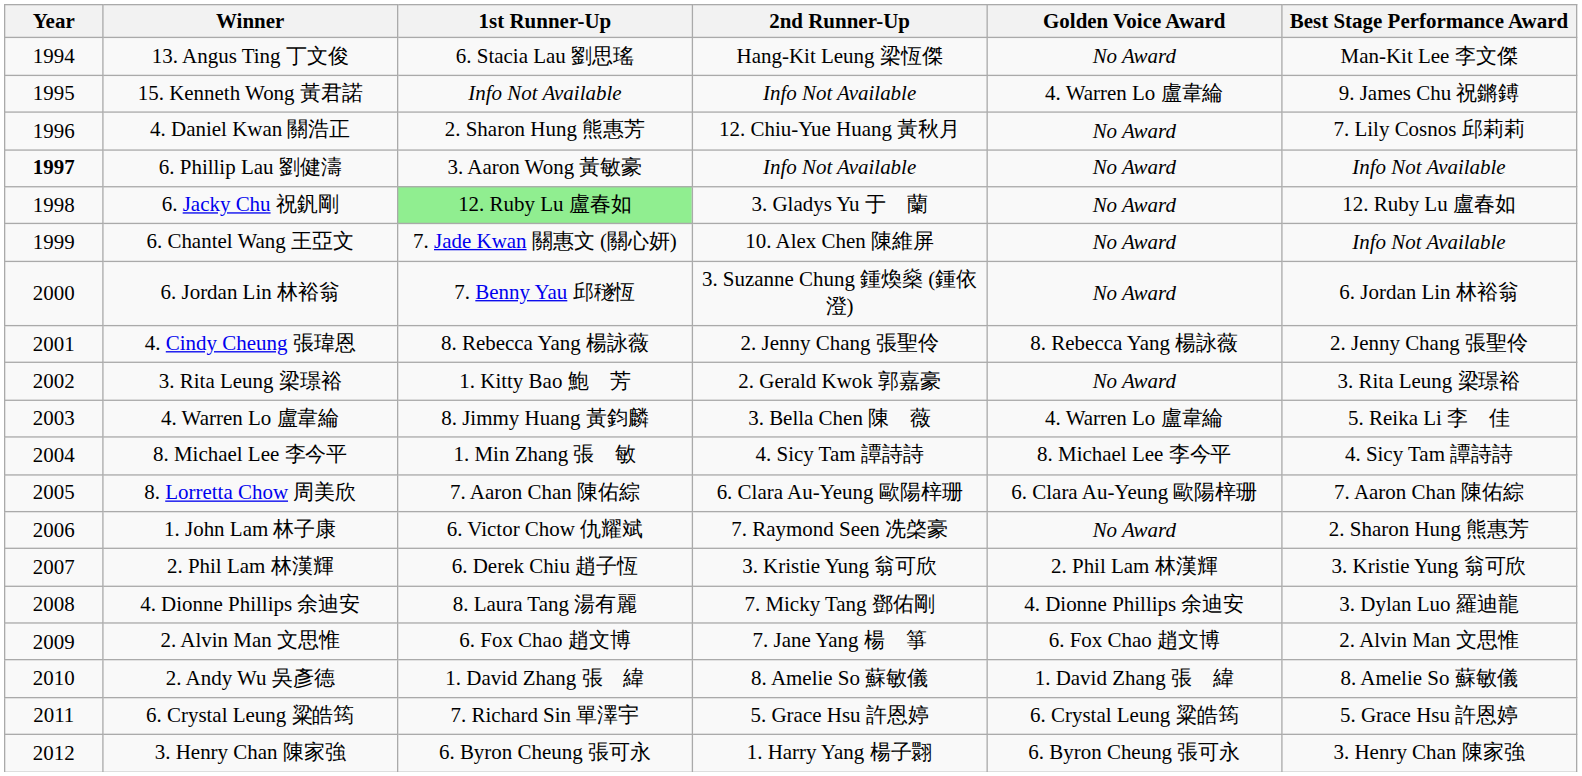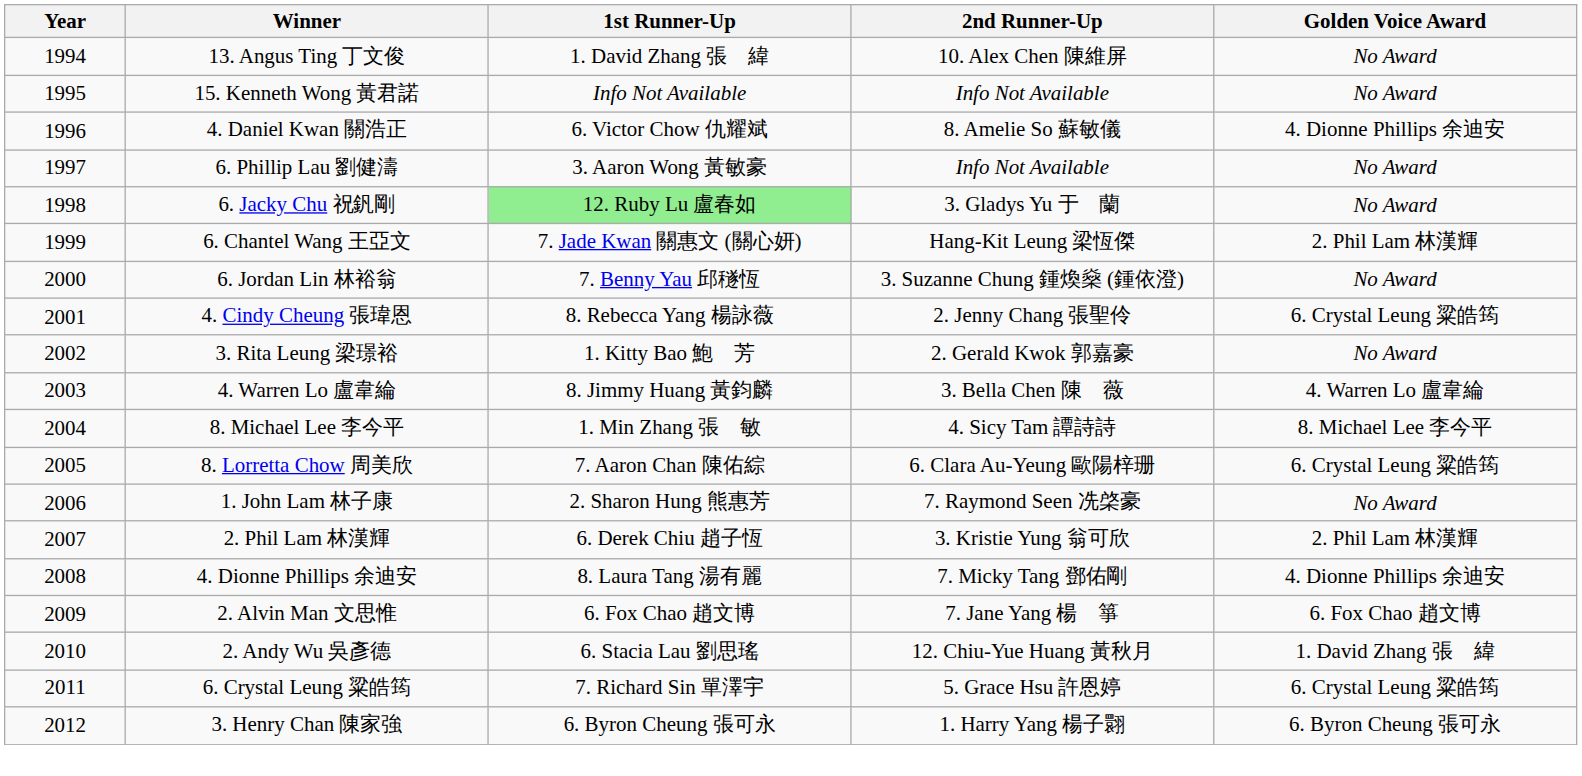- column: (1429, 21)
(545, 55) 6. Stacia Lau 劉思瑤 -> (670, 55) 1. David Zhang 張 緯
(840, 55) Hang-Kit Leung 梁恆傑 -> (1032, 55) 10. Alex Chen 陳維屏
(1134, 92) 4. Warren Lo 盧韋綸 -> (1395, 93) No Award
(545, 130) 2. Sharon Hung 熊惠芳 -> (670, 130) 6. Victor Chow 仇耀斌
(840, 130) 12. Chiu-Yue Huang 黃秋月 -> (1032, 130) 8. Amelie So 蘇敏儀
(1134, 130) No Award -> (1395, 130) 4. Dionne Phillips 余迪安
(54, 167) bold -> (65, 167) normal
(840, 241) 10. Alex Chen 陳維屏 -> (1032, 241) Hang-Kit Leung 梁恆傑
(1134, 242) No Award -> (1395, 241) 2. Phil Lam 林漢輝
(1134, 343) 8. Rebecca Yang 楊詠薇 -> (1395, 315) 6. Crystal Leung 粱皓筠
(1134, 492) 6. Clara Au-Yeung 歐陽梓珊 -> (1395, 464) 6. Crystal Leung 粱皓筠
(545, 529) 6. Victor Chow 仇耀斌 -> (670, 501) 2. Sharon Hung 熊惠芳
(545, 677) 1. David Zhang 張 緯 -> (670, 650) 6. Stacia Lau 劉思瑤
(840, 677) 8. Amelie So 蘇敏儀 -> (1032, 650) 12. Chiu-Yue Huang 黃秋月
